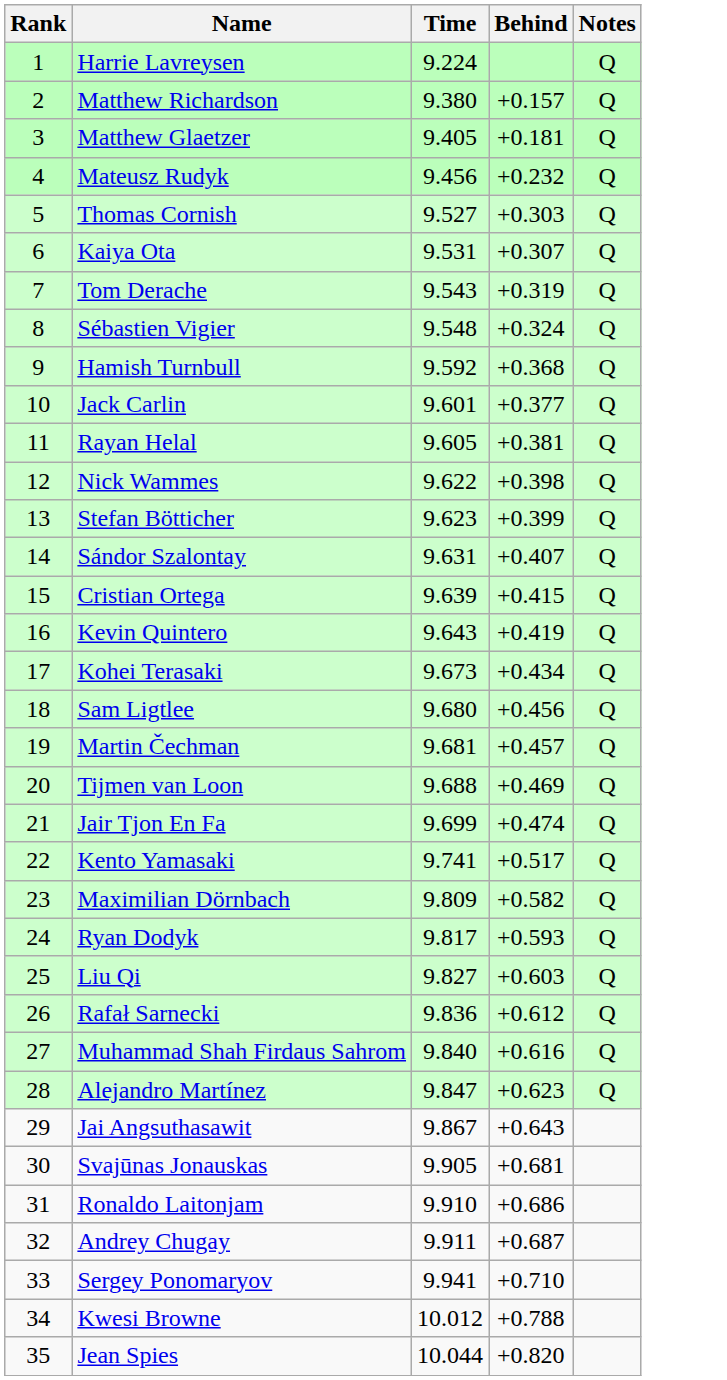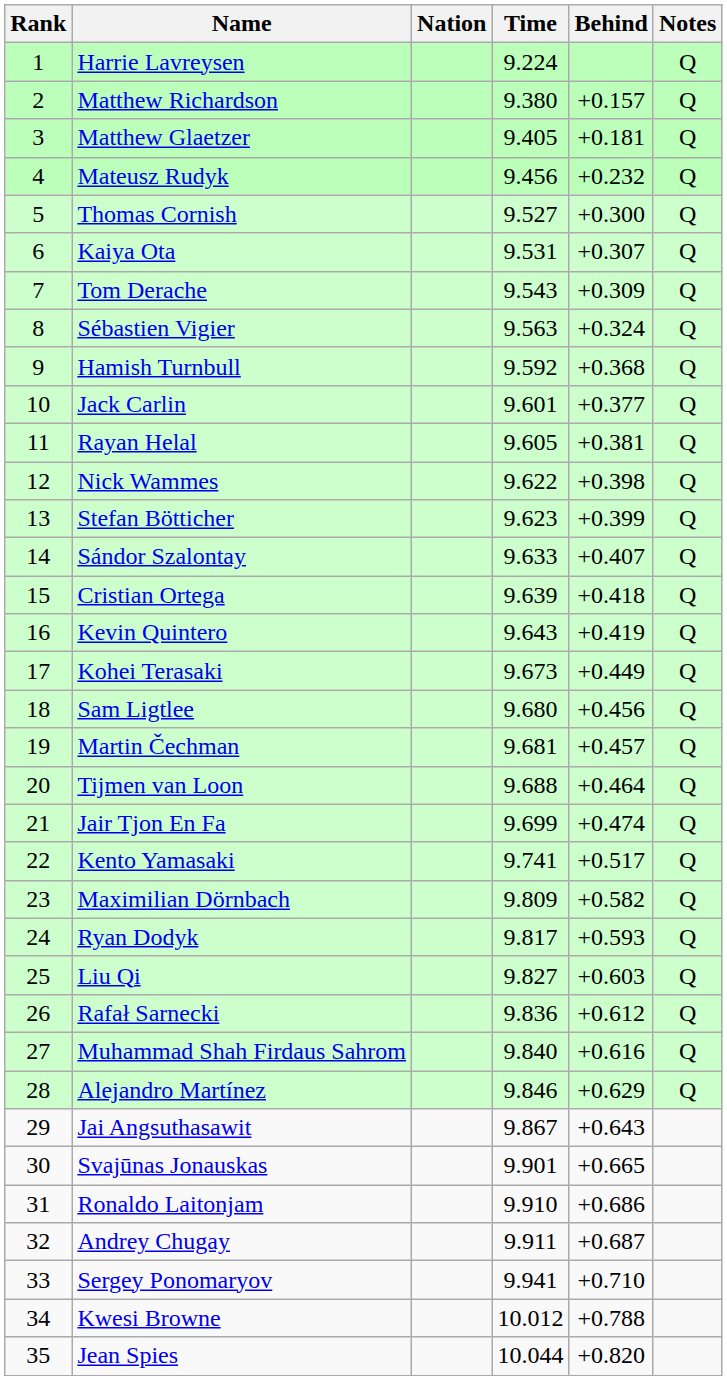+ column: (452, 23)
(531, 213) +0.303 -> (611, 213) +0.300
(531, 289) +0.319 -> (611, 289) +0.309
(450, 328) 9.548 -> (530, 328) 9.563
(450, 556) 9.631 -> (530, 556) 9.633
(531, 594) +0.415 -> (611, 594) +0.418
(531, 670) +0.434 -> (611, 670) +0.449
(531, 784) +0.469 -> (611, 784) +0.464
(450, 1089) 9.847 -> (530, 1089) 9.846
(531, 1089) +0.623 -> (611, 1089) +0.629
(450, 1165) 9.905 -> (530, 1165) 9.901
(531, 1165) +0.681 -> (611, 1165) +0.665
